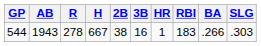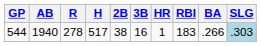(45, 32) 1943 -> (45, 32) 1940
(98, 32) 667 -> (98, 32) 517
(242, 32) no background -> (242, 32) lightblue background
